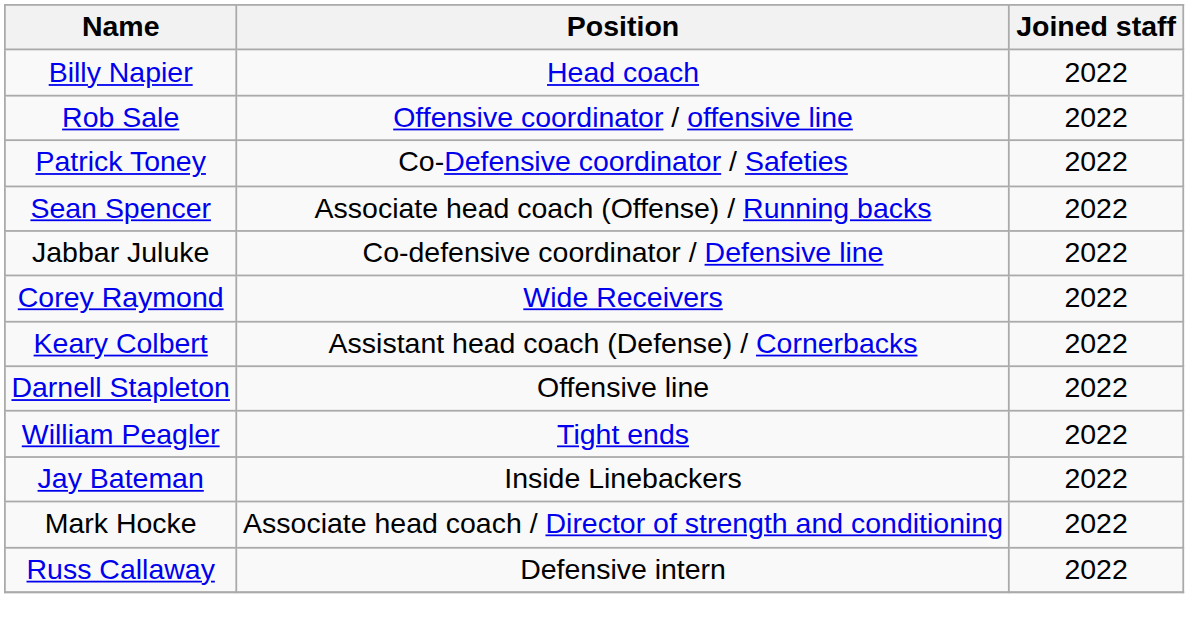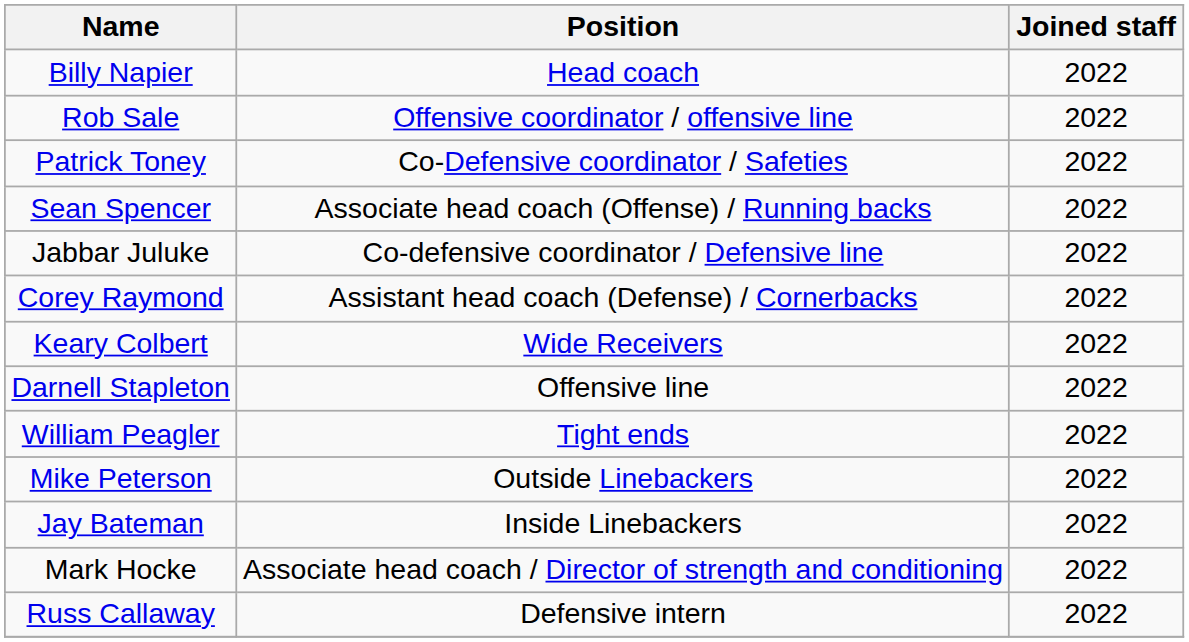(623, 298) Wide Receivers -> (623, 298) Assistant head coach (Defense) / Cornerbacks
(623, 343) Assistant head coach (Defense) / Cornerbacks -> (623, 343) Wide Receivers
+ row: (121, 478)
